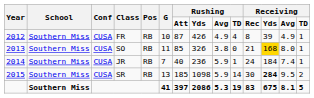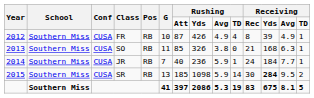(270, 49) gold background -> (270, 49) no background
(288, 49) 8.0 -> (288, 49) 6.3
(288, 62) 7.4 -> (288, 62) 7.7
